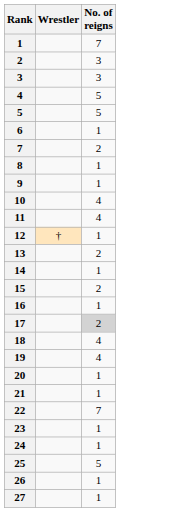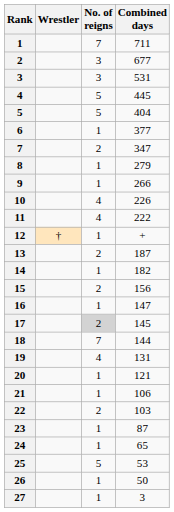+ column: (142, 19)
(98, 340) 4 -> (98, 340) 7
(98, 410) 7 -> (98, 410) 2
